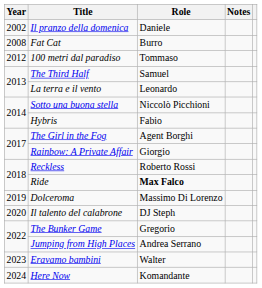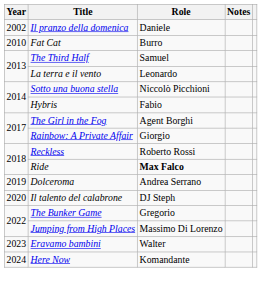(16, 43) 2008 -> (16, 43) 2010
- row: (75, 58)
(181, 197) Massimo Di Lorenzo -> (170, 182) Andrea Serrano
(170, 244) Andrea Serrano -> (181, 228) Massimo Di Lorenzo
